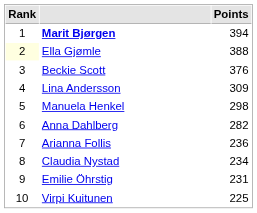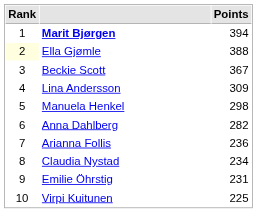(239, 70) 376 -> (239, 70) 367
